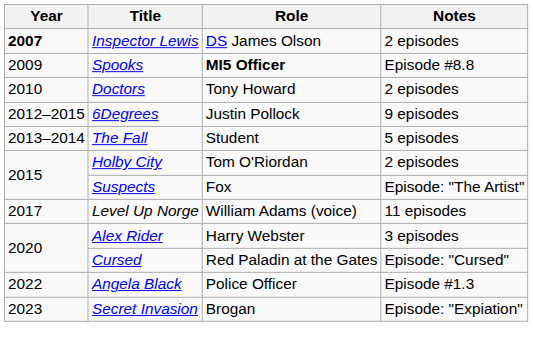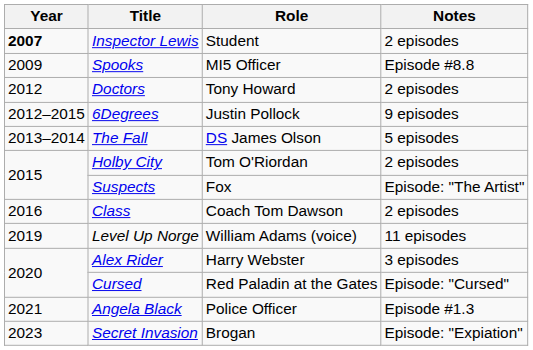(263, 41) DS James Olson -> (232, 41) Student
(245, 65) bold -> (243, 65) normal
(25, 89) 2010 -> (25, 89) 2012
(232, 138) Student -> (263, 138) DS James Olson
+ row: (111, 211)
(25, 211) 2017 -> (25, 235) 2019
(25, 284) 2022 -> (25, 308) 2021
